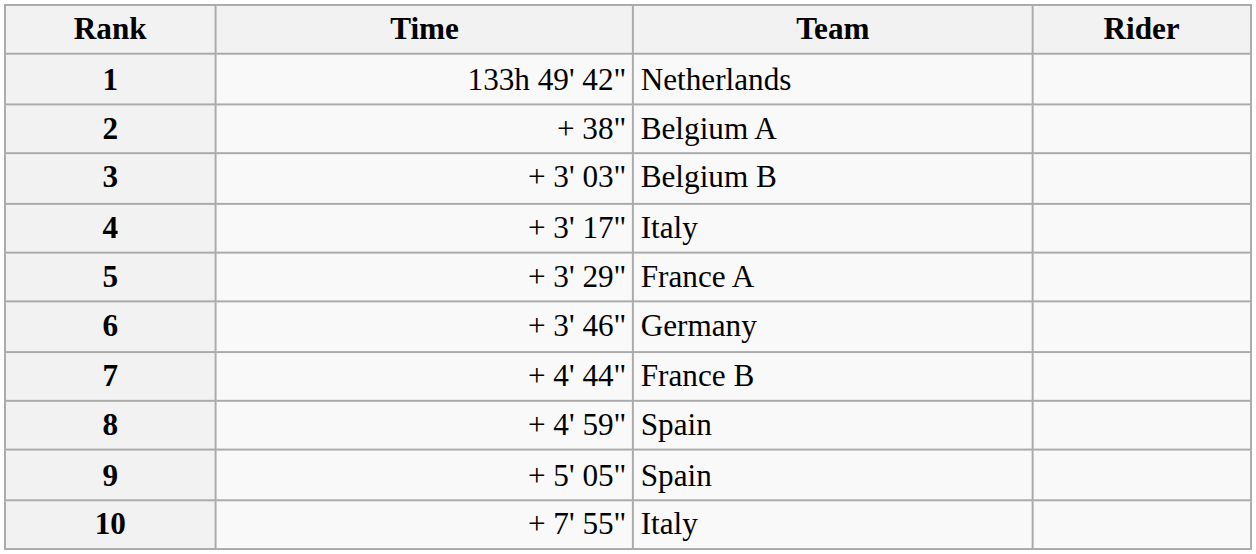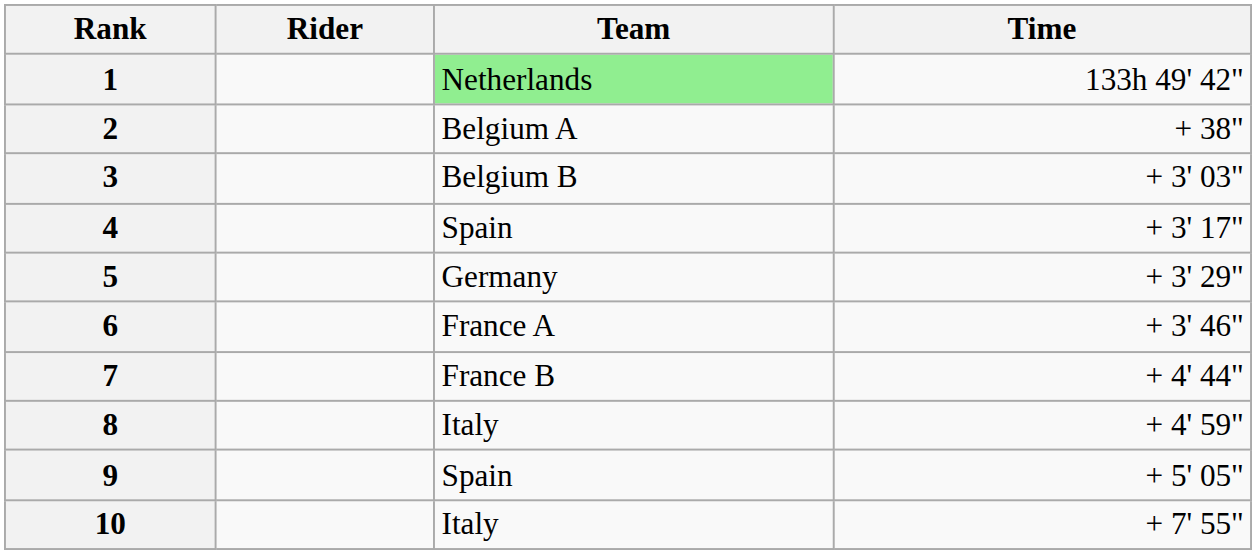columns swapped: (1142, 29) <-> (425, 29)
(716, 78) no background -> (517, 78) lightgreen background
(669, 227) Italy -> (477, 227) Spain
(697, 276) France A -> (500, 276) Germany
(699, 326) Germany -> (498, 326) France A
(676, 425) Spain -> (470, 425) Italy
